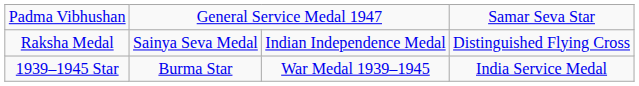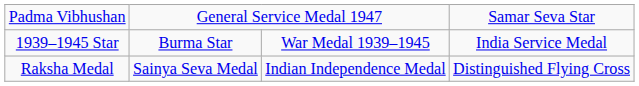rows swapped: (67, 42) <-> (67, 68)
